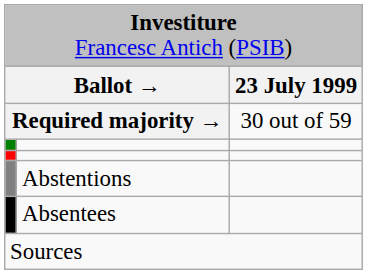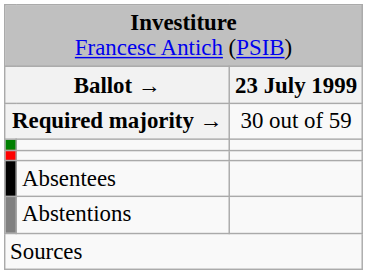rows swapped: (11, 179) <-> (11, 215)
